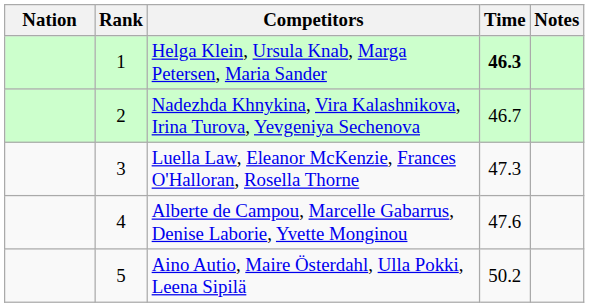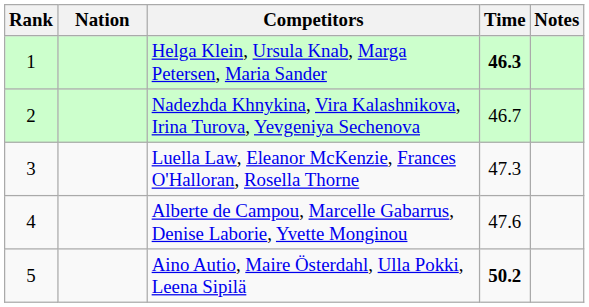columns swapped: (121, 20) <-> (50, 20)
(505, 276) normal -> (505, 276) bold
